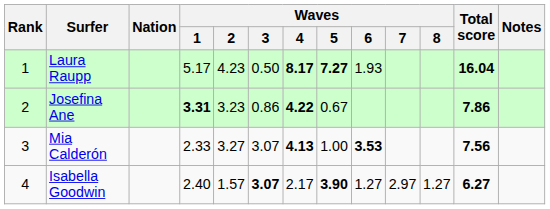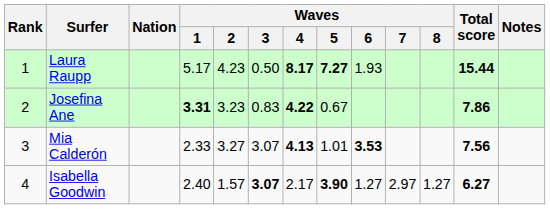(476, 68) 16.04 -> (476, 68) 15.44
(265, 107) 0.86 -> (265, 107) 0.83
(334, 146) 1.00 -> (334, 146) 1.01
